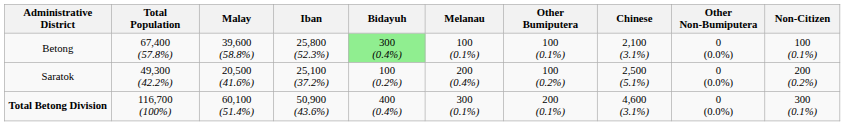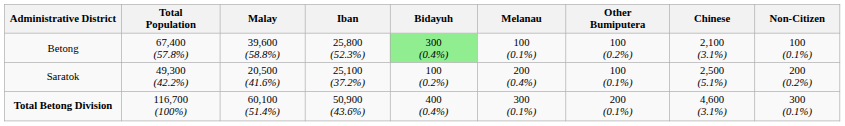- column: (718, 19)
(550, 48) 100 (0.1%) -> (618, 48) 100 (0.2%)
(550, 77) 100 (0.2%) -> (618, 77) 100 (0.1%)
